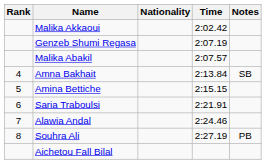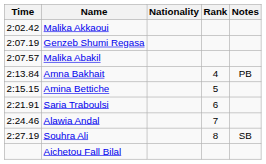columns swapped: (18, 12) <-> (211, 12)
(245, 74) SB -> (245, 74) PB
(245, 136) PB -> (245, 136) SB
